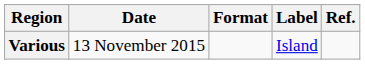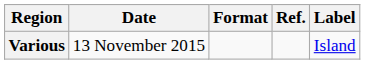columns swapped: (297, 18) <-> (341, 18)
